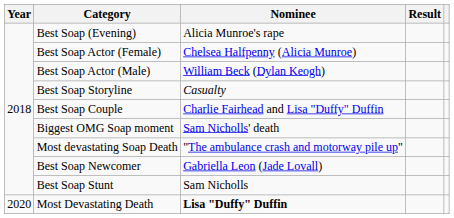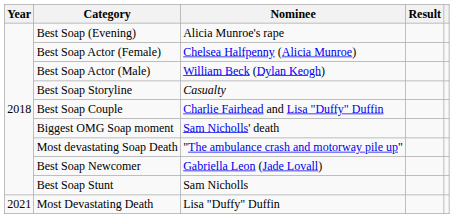(19, 204) 2020 -> (19, 204) 2021
(235, 204) bold -> (232, 204) normal
